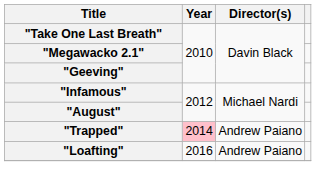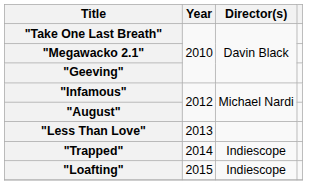+ row: (93, 131)
(199, 131) pink background -> (199, 151) no background
(260, 131) Andrew Paiano -> (256, 151) Indiescope
(199, 151) 2016 -> (199, 170) 2015
(260, 151) Andrew Paiano -> (256, 170) Indiescope
